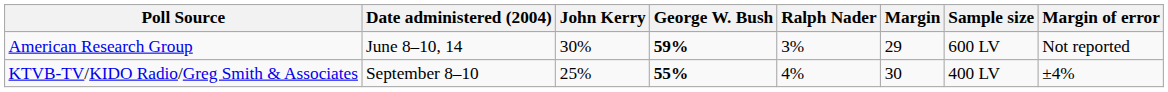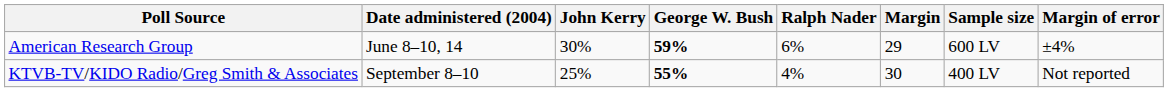(793, 45) 3% -> (793, 45) 6%
(1086, 45) Not reported -> (1058, 45) ±4%
(1058, 73) ±4% -> (1086, 73) Not reported
